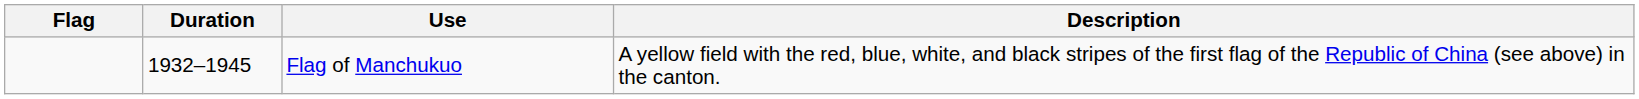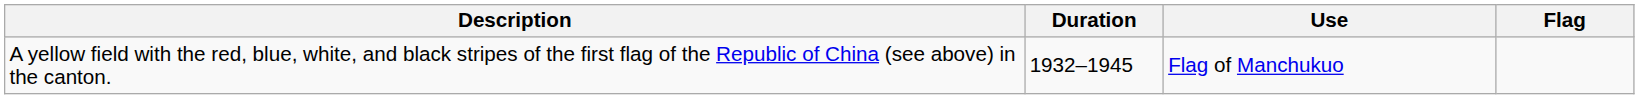columns swapped: (74, 20) <-> (1124, 20)
